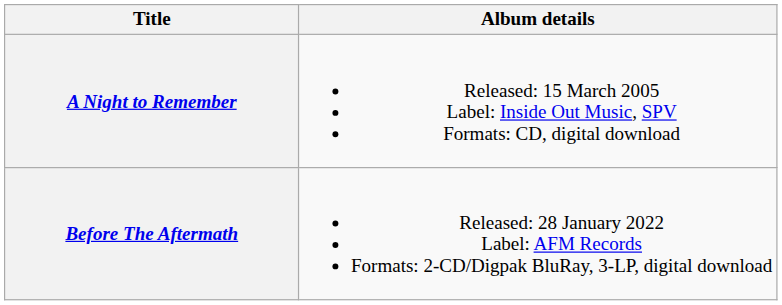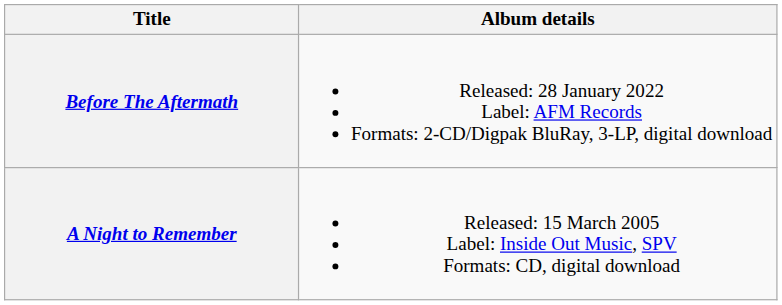rows swapped: (152, 100) <-> (152, 233)
